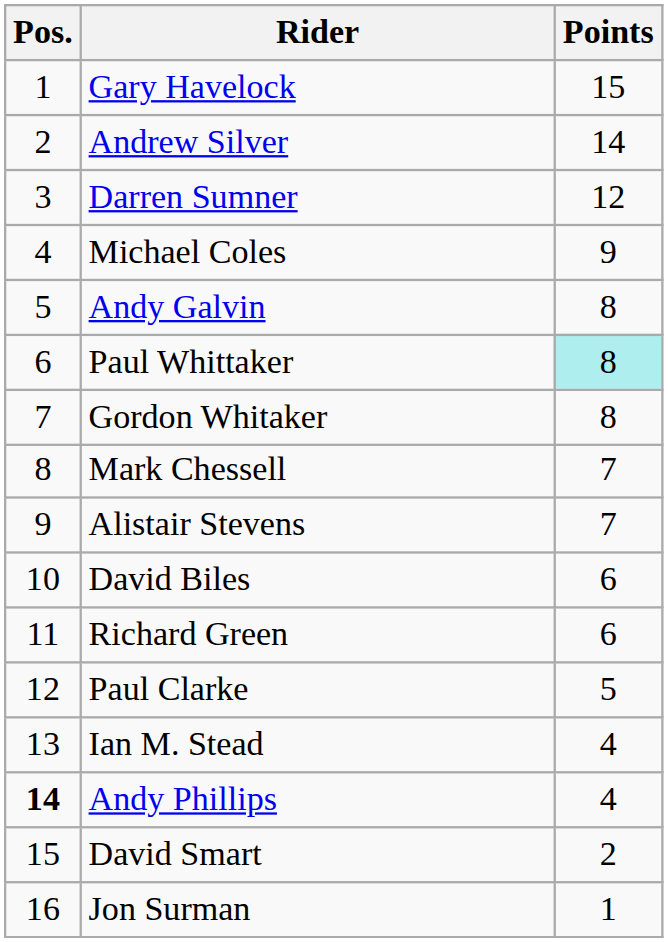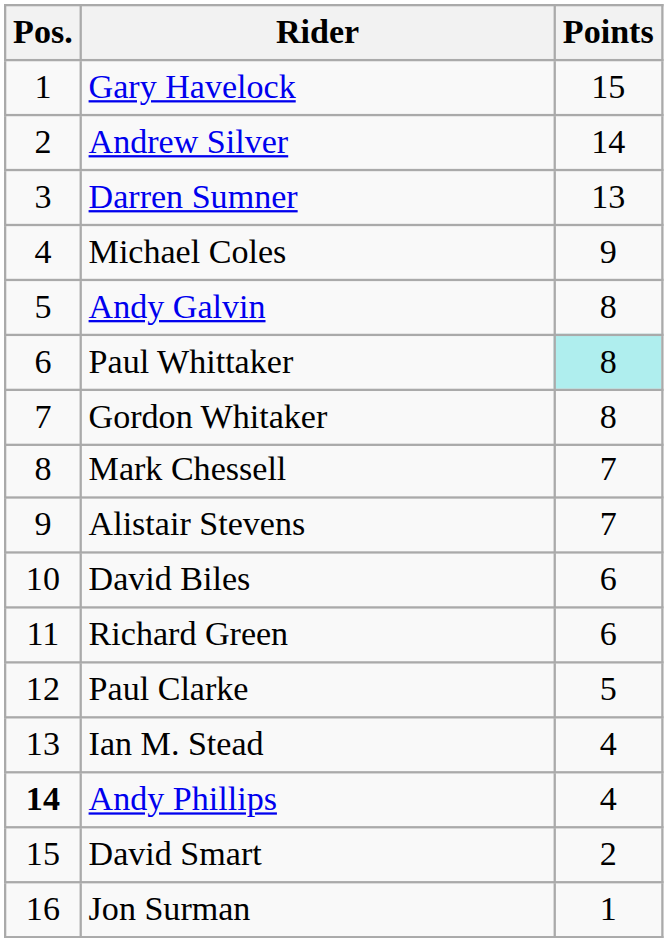(608, 196) 12 -> (608, 196) 13
